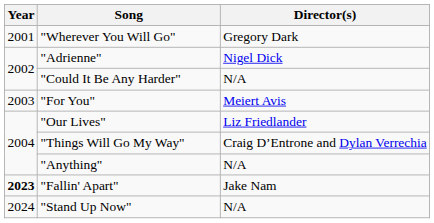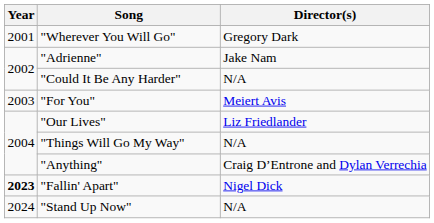(253, 57) Nigel Dick -> (250, 57) Jake Nam
(325, 143) Craig D’Entrone and Dylan Verrechia -> (235, 143) N/A
(235, 164) N/A -> (325, 164) Craig D’Entrone and Dylan Verrechia
(250, 185) Jake Nam -> (253, 185) Nigel Dick
